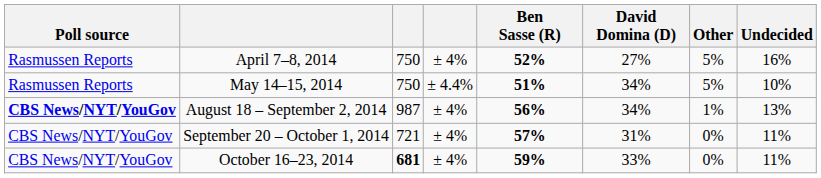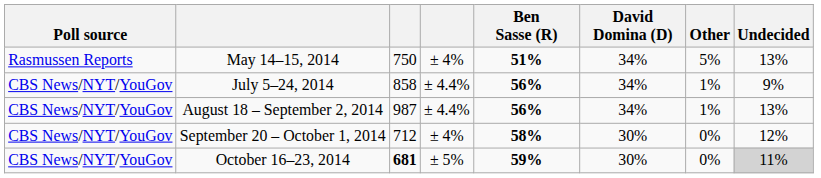- row: (286, 60)
(450, 85) ± 4.4% -> (447, 60) ± 4%
(777, 85) 10% -> (773, 60) 13%
+ row: (283, 85)
(92, 110) bold -> (90, 110) normal
(450, 110) ± 4% -> (447, 110) ± 4.4%
(408, 135) 721 -> (405, 135) 712
(530, 135) 57% -> (526, 135) 58%
(636, 135) 31% -> (633, 135) 30%
(777, 135) 11% -> (773, 135) 12%
(450, 160) ± 4% -> (447, 160) ± 5%
(636, 160) 33% -> (633, 160) 30%
(777, 160) no background -> (773, 160) lightgrey background
